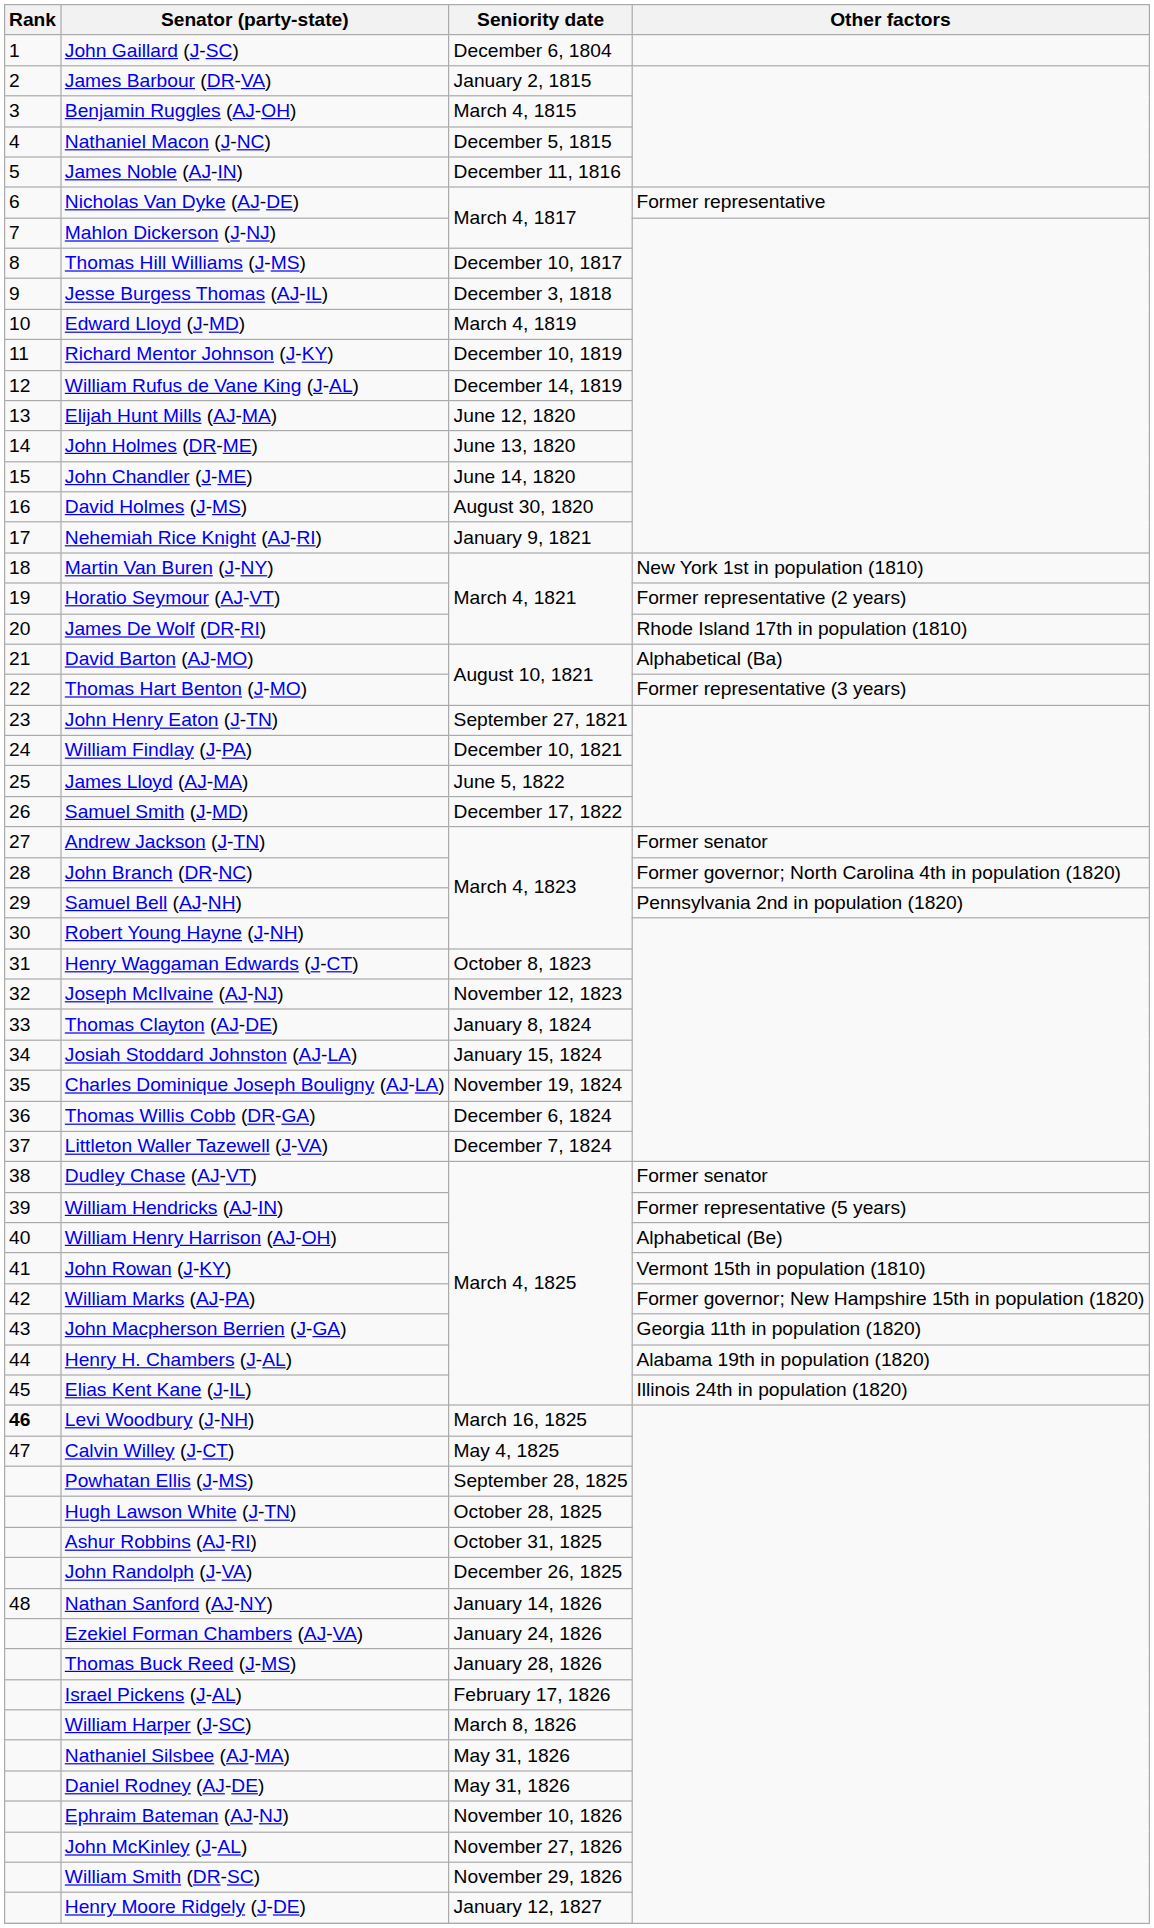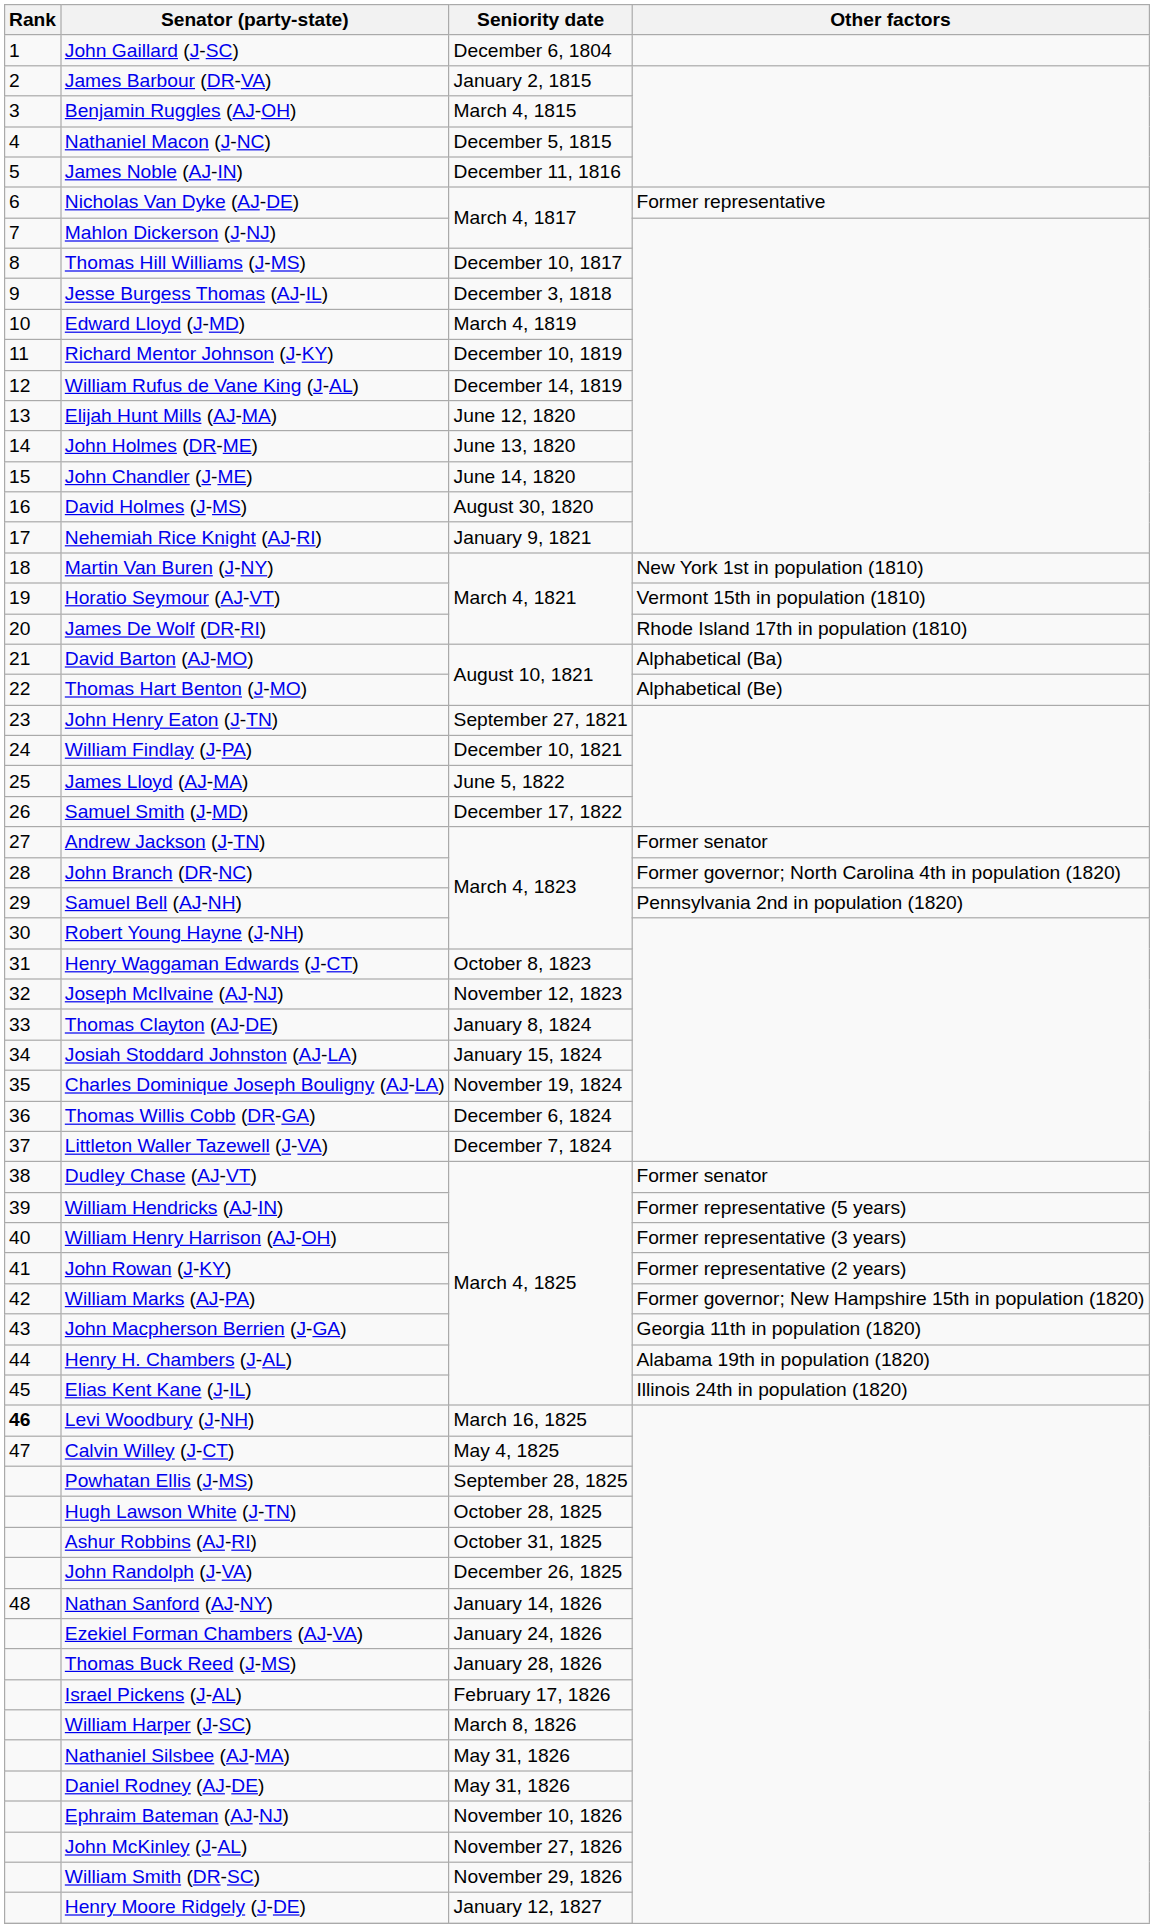(771, 598) Former representative (2 years) -> (781, 598) Vermont 15th in population (1810)
(771, 689) Former representative (3 years) -> (710, 689) Alphabetical (Be)
(710, 1237) Alphabetical (Be) -> (771, 1237) Former representative (3 years)
(781, 1268) Vermont 15th in population (1810) -> (771, 1268) Former representative (2 years)
